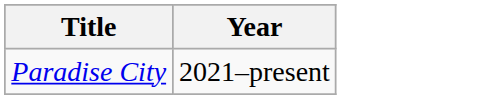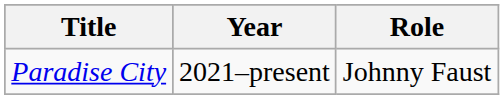+ column: (417, 26)
